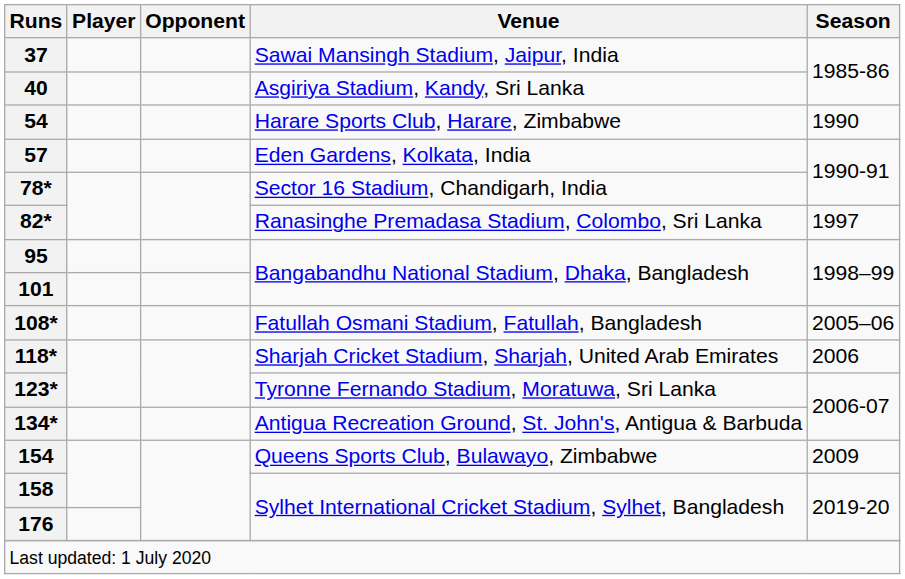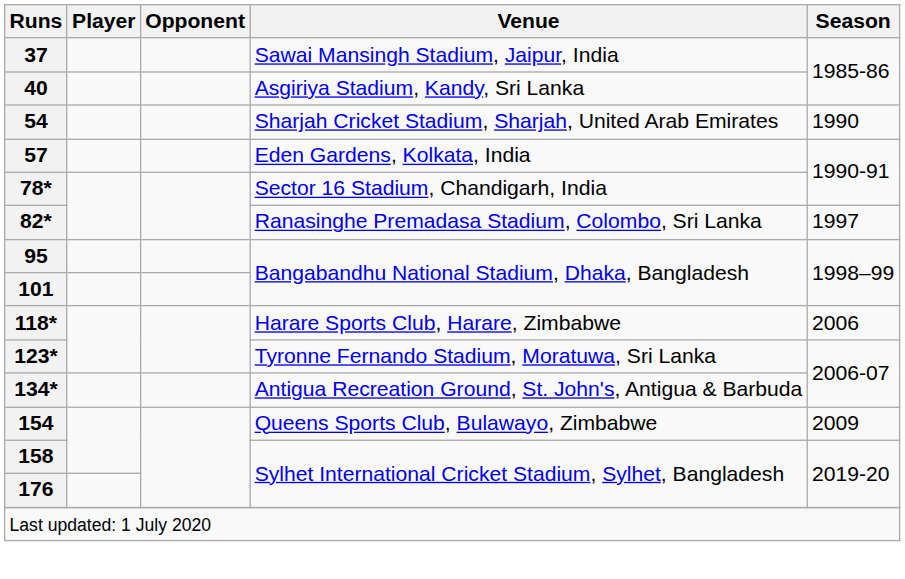(438, 121) Harare Sports Club, Harare, Zimbabwe -> (516, 121) Sharjah Cricket Stadium, Sharjah, United Arab Emirates
- row: (36, 322)
(516, 356) Sharjah Cricket Stadium, Sharjah, United Arab Emirates -> (438, 322) Harare Sports Club, Harare, Zimbabwe
